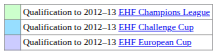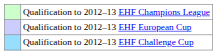rows swapped: (107, 42) <-> (108, 27)
